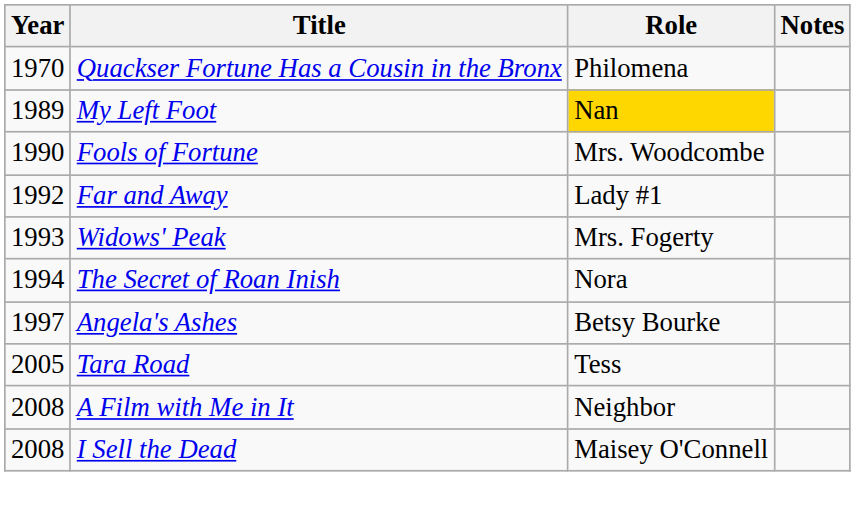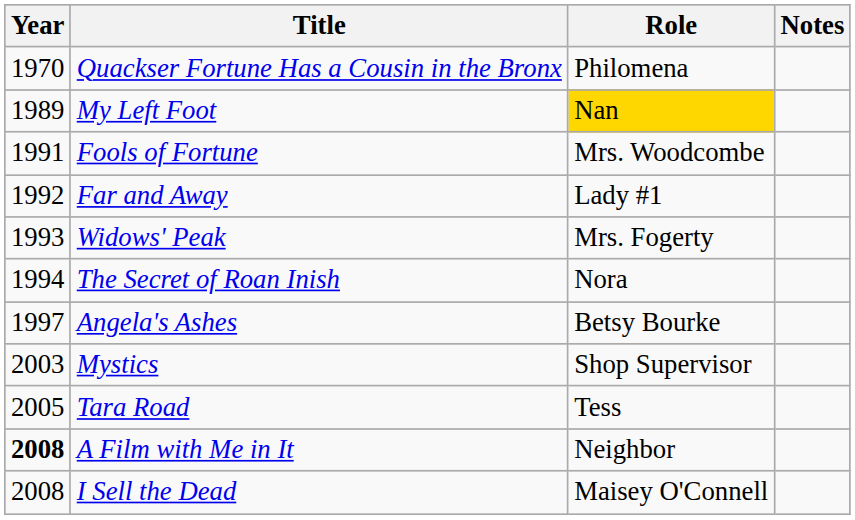(38, 152) 1990 -> (38, 152) 1991
+ row: (118, 364)
(38, 407) normal -> (38, 449) bold
